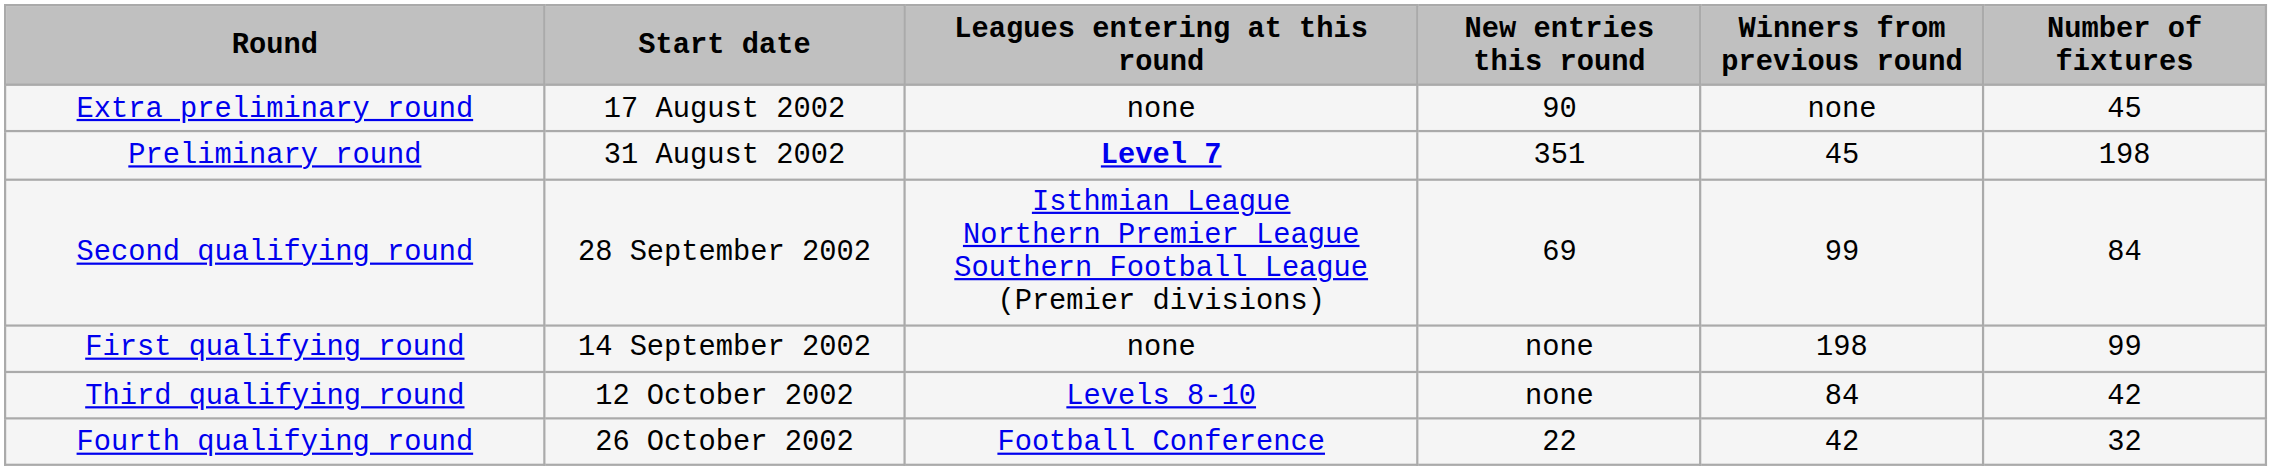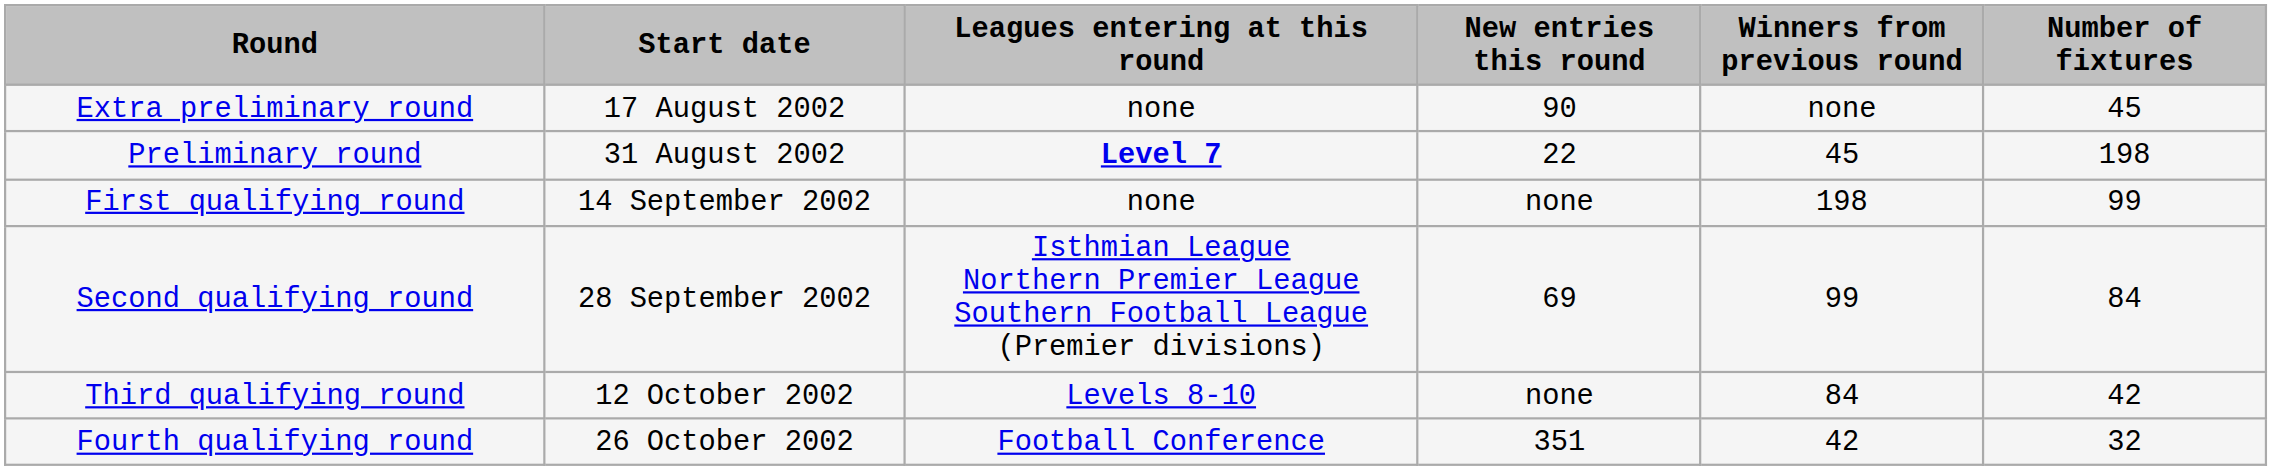(1559, 155) 351 -> (1559, 155) 22
rows swapped: (275, 348) <-> (275, 252)
(1559, 442) 22 -> (1559, 442) 351
